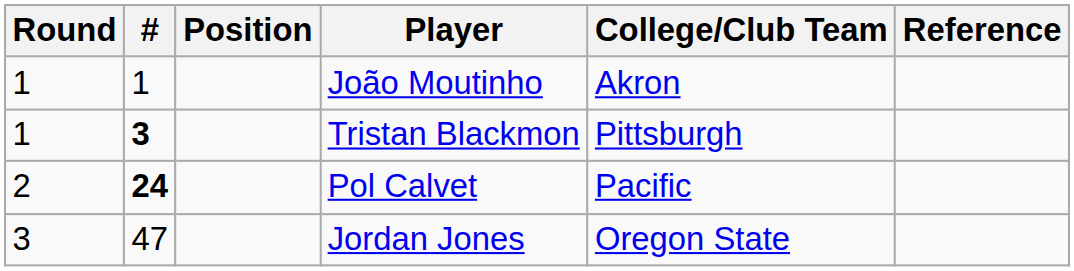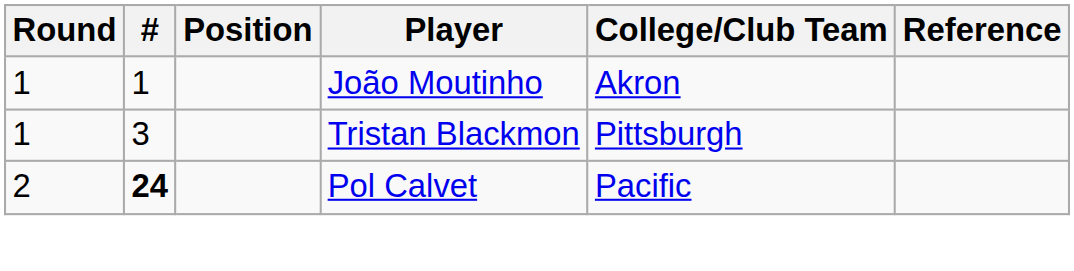(141, 134) bold -> (141, 134) normal
- row: (426, 238)
